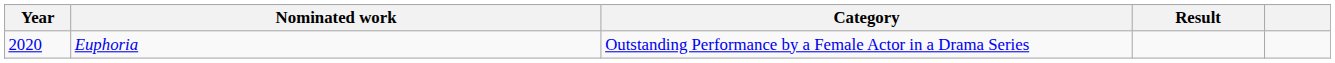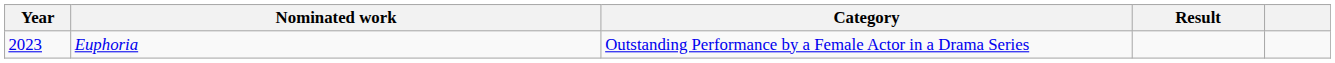(25, 44) 2020 -> (25, 44) 2023
